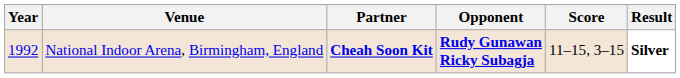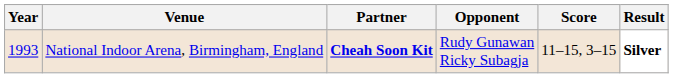(23, 51) 1992 -> (23, 51) 1993
(491, 51) bold -> (487, 51) normal
